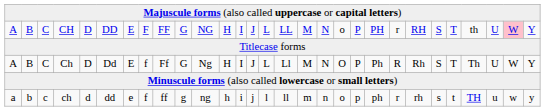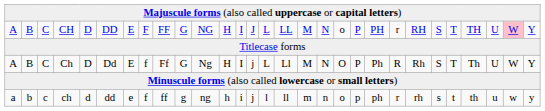(474, 30) th -> (474, 30) TH
(253, 64) J -> (253, 64) j
(474, 98) TH -> (474, 98) th
